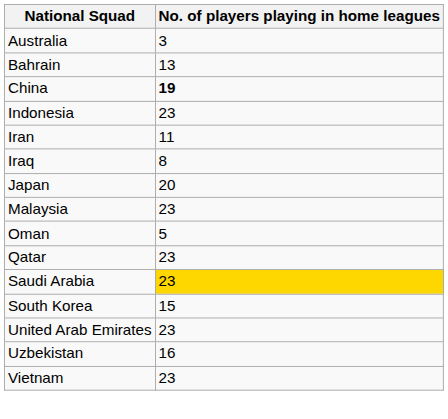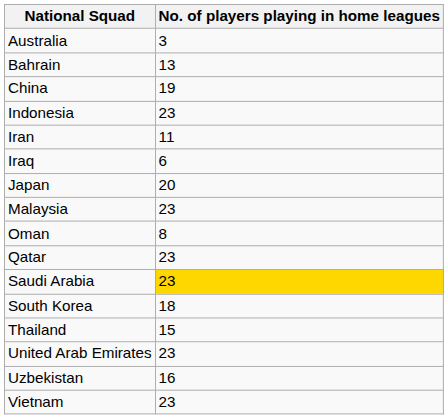(167, 88) bold -> (167, 88) normal
(163, 161) 8 -> (163, 161) 6
(163, 233) 5 -> (163, 233) 8
(167, 305) 15 -> (167, 305) 18
+ row: (37, 329)
